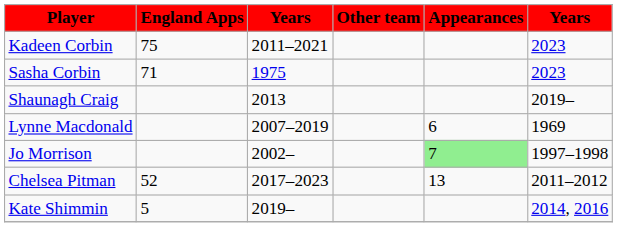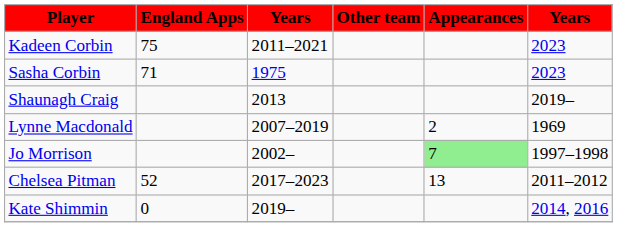(433, 126) 6 -> (433, 126) 2
(145, 208) 5 -> (145, 208) 0
